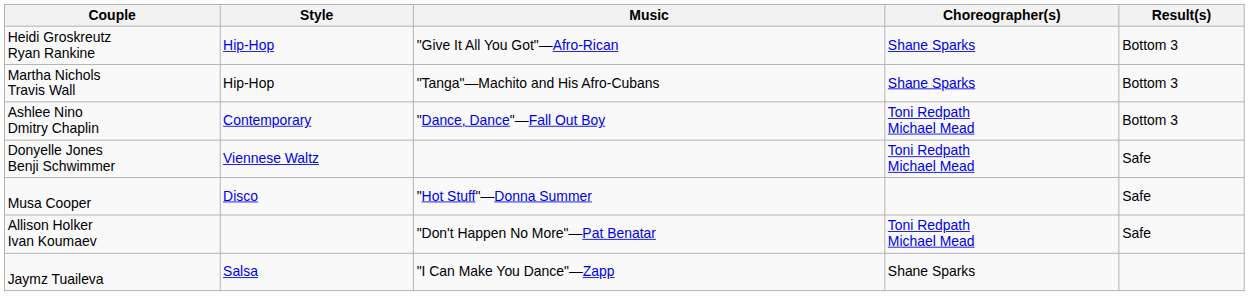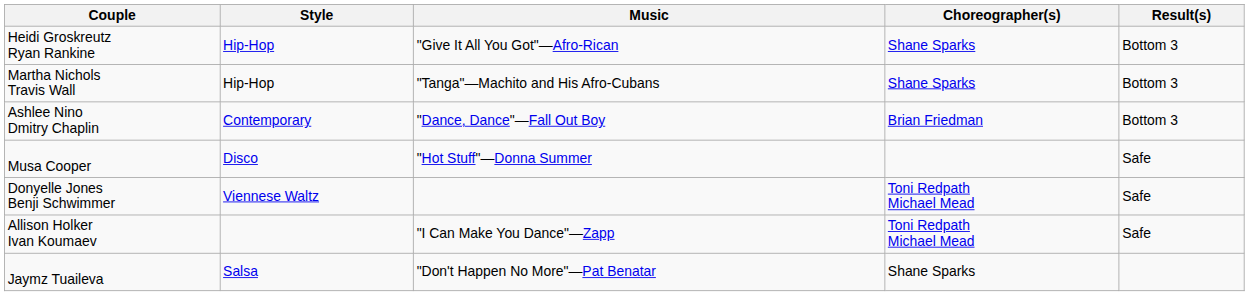(931, 120) Toni Redpath Michael Mead -> (935, 120) Brian Friedman
rows swapped: (49, 204) <-> (61, 158)
(536, 234) "Don't Happen No More"—Pat Benatar -> (516, 234) "I Can Make You Dance"—Zapp
(516, 271) "I Can Make You Dance"—Zapp -> (536, 271) "Don't Happen No More"—Pat Benatar
